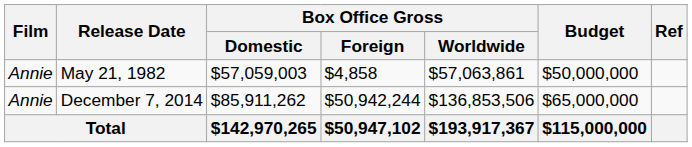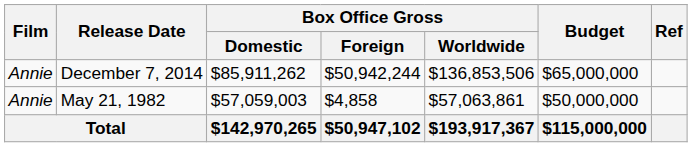rows swapped: (113, 73) <-> (132, 100)
